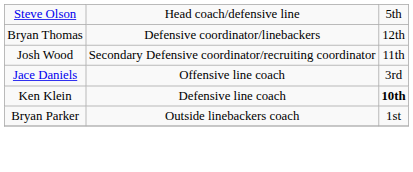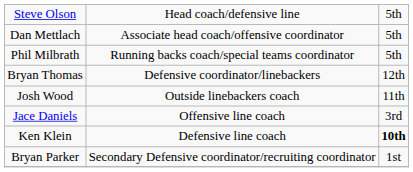+ row: (45, 34)
+ row: (45, 55)
(232, 55) Secondary Defensive coordinator/recruiting coordinator -> (232, 95) Outside linebackers coach
(232, 116) Outside linebackers coach -> (232, 156) Secondary Defensive coordinator/recruiting coordinator
